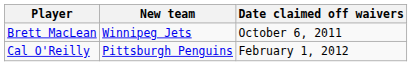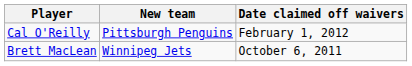rows swapped: (52, 32) <-> (48, 51)
